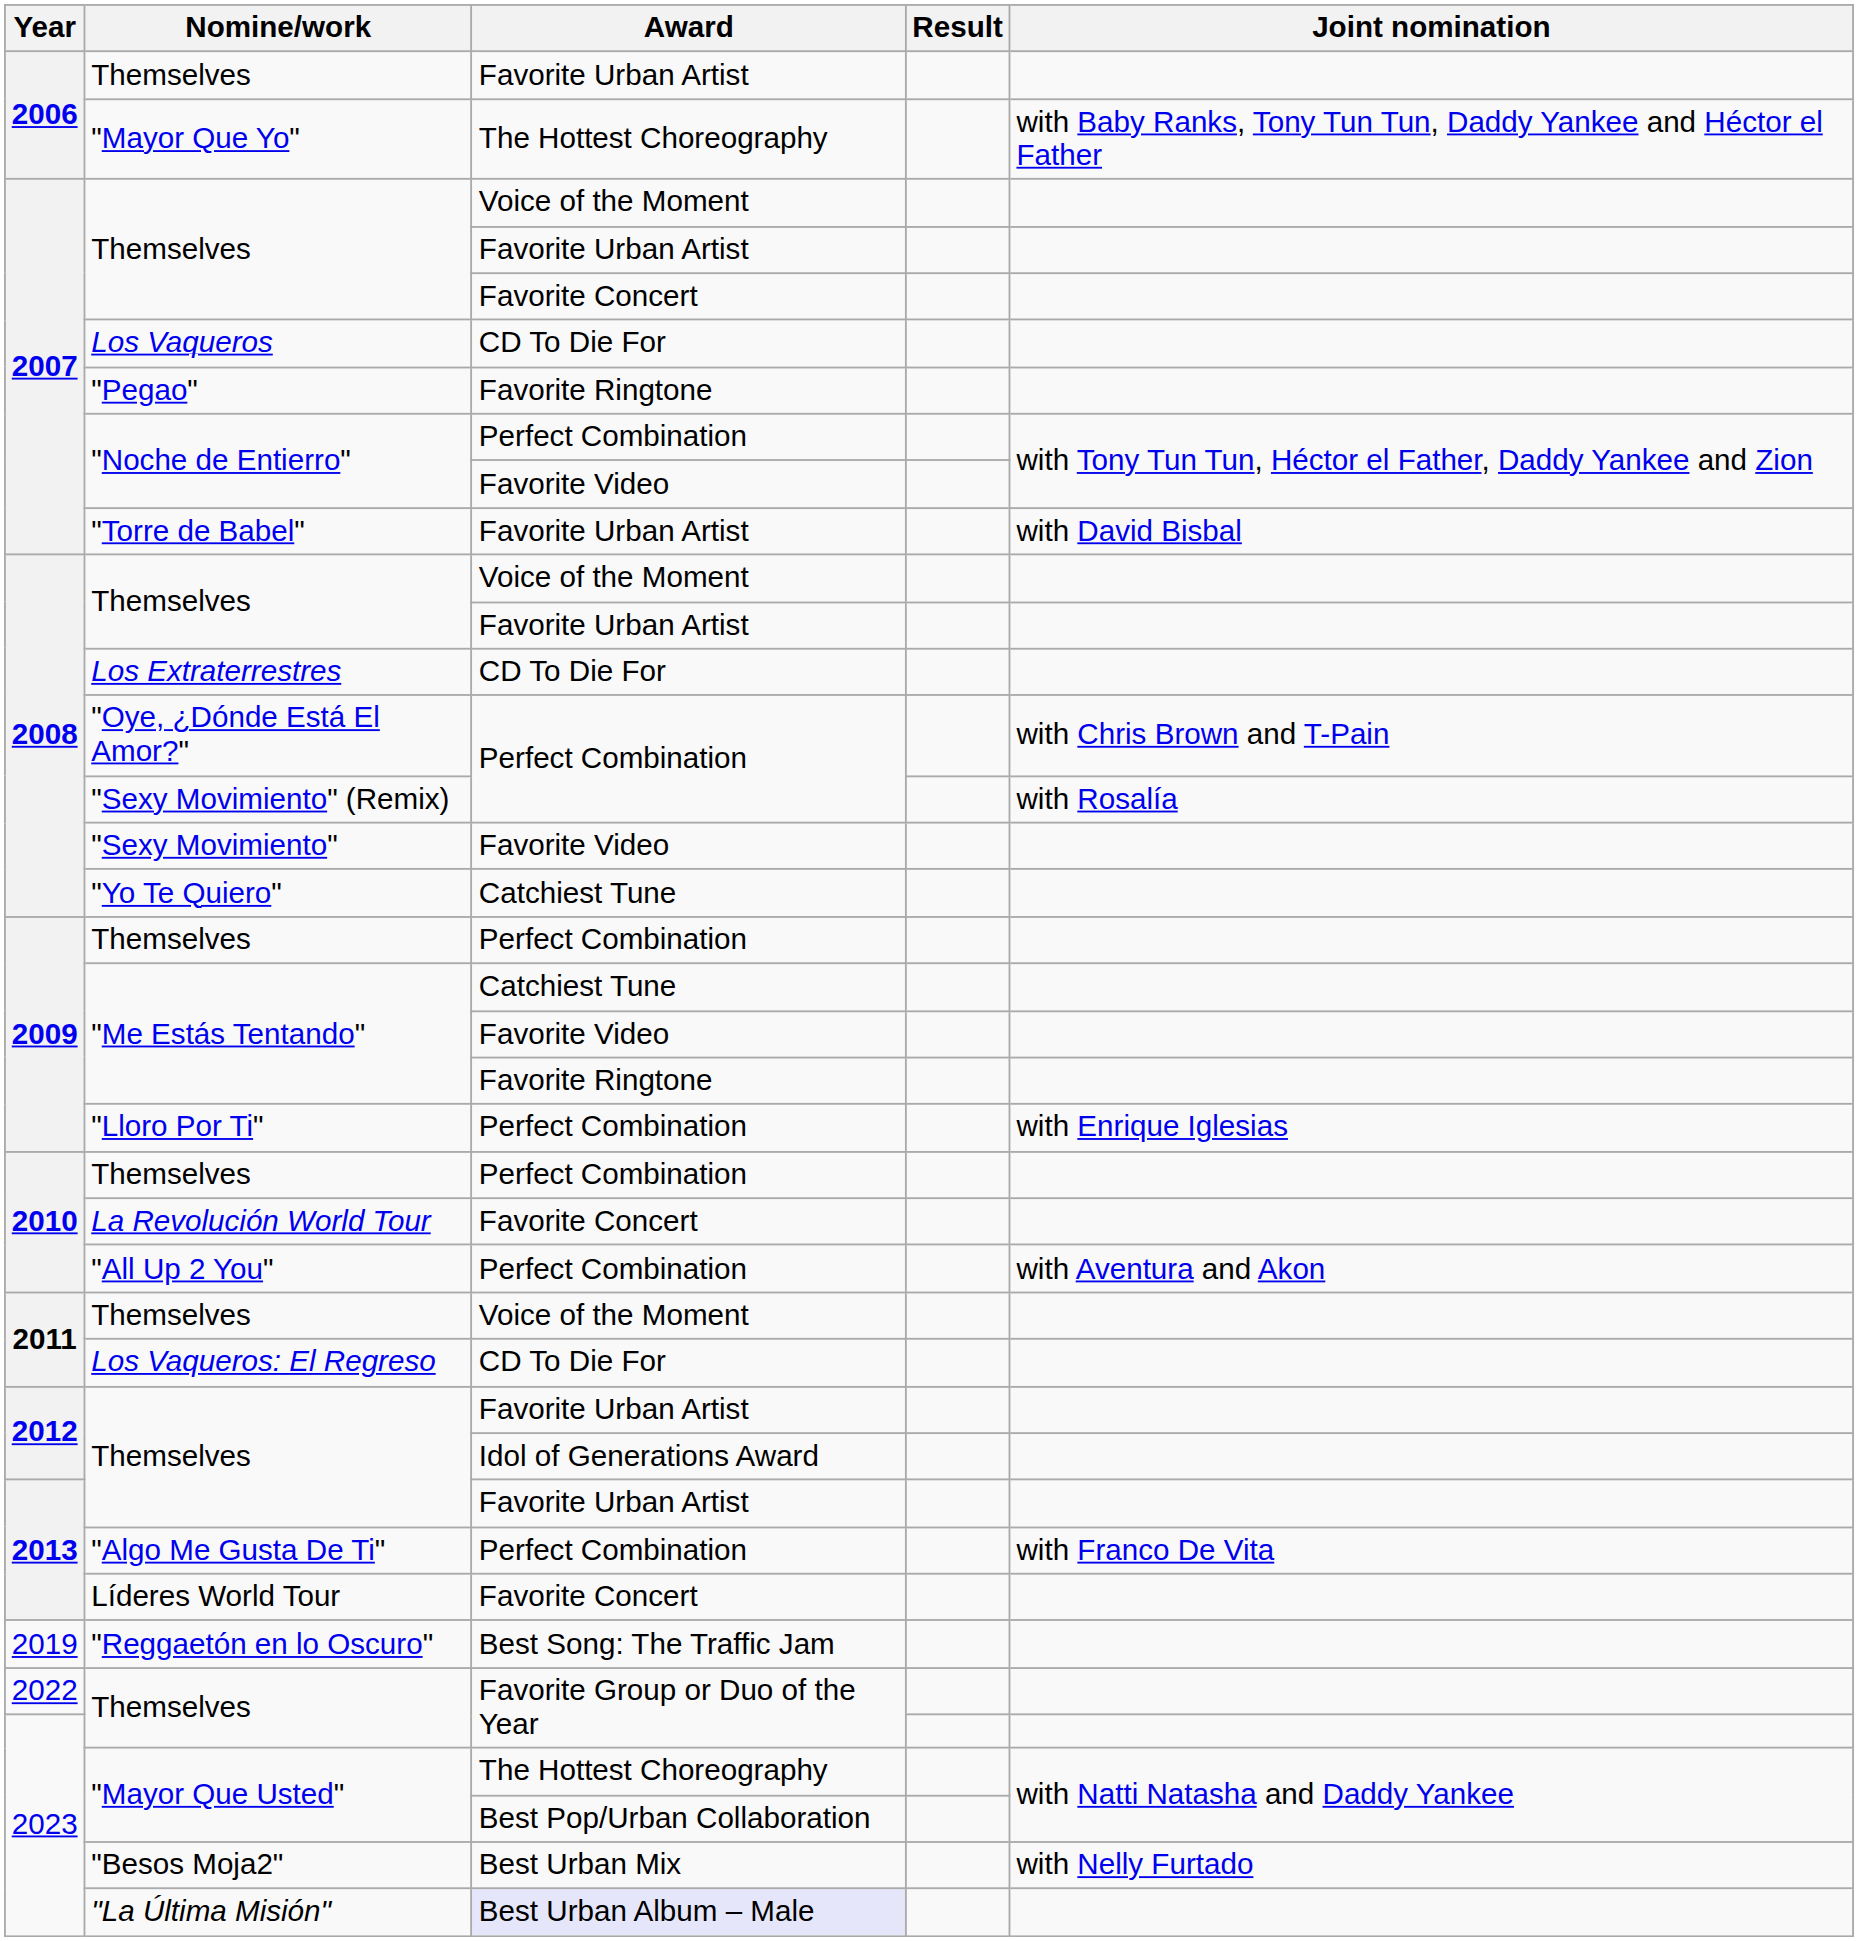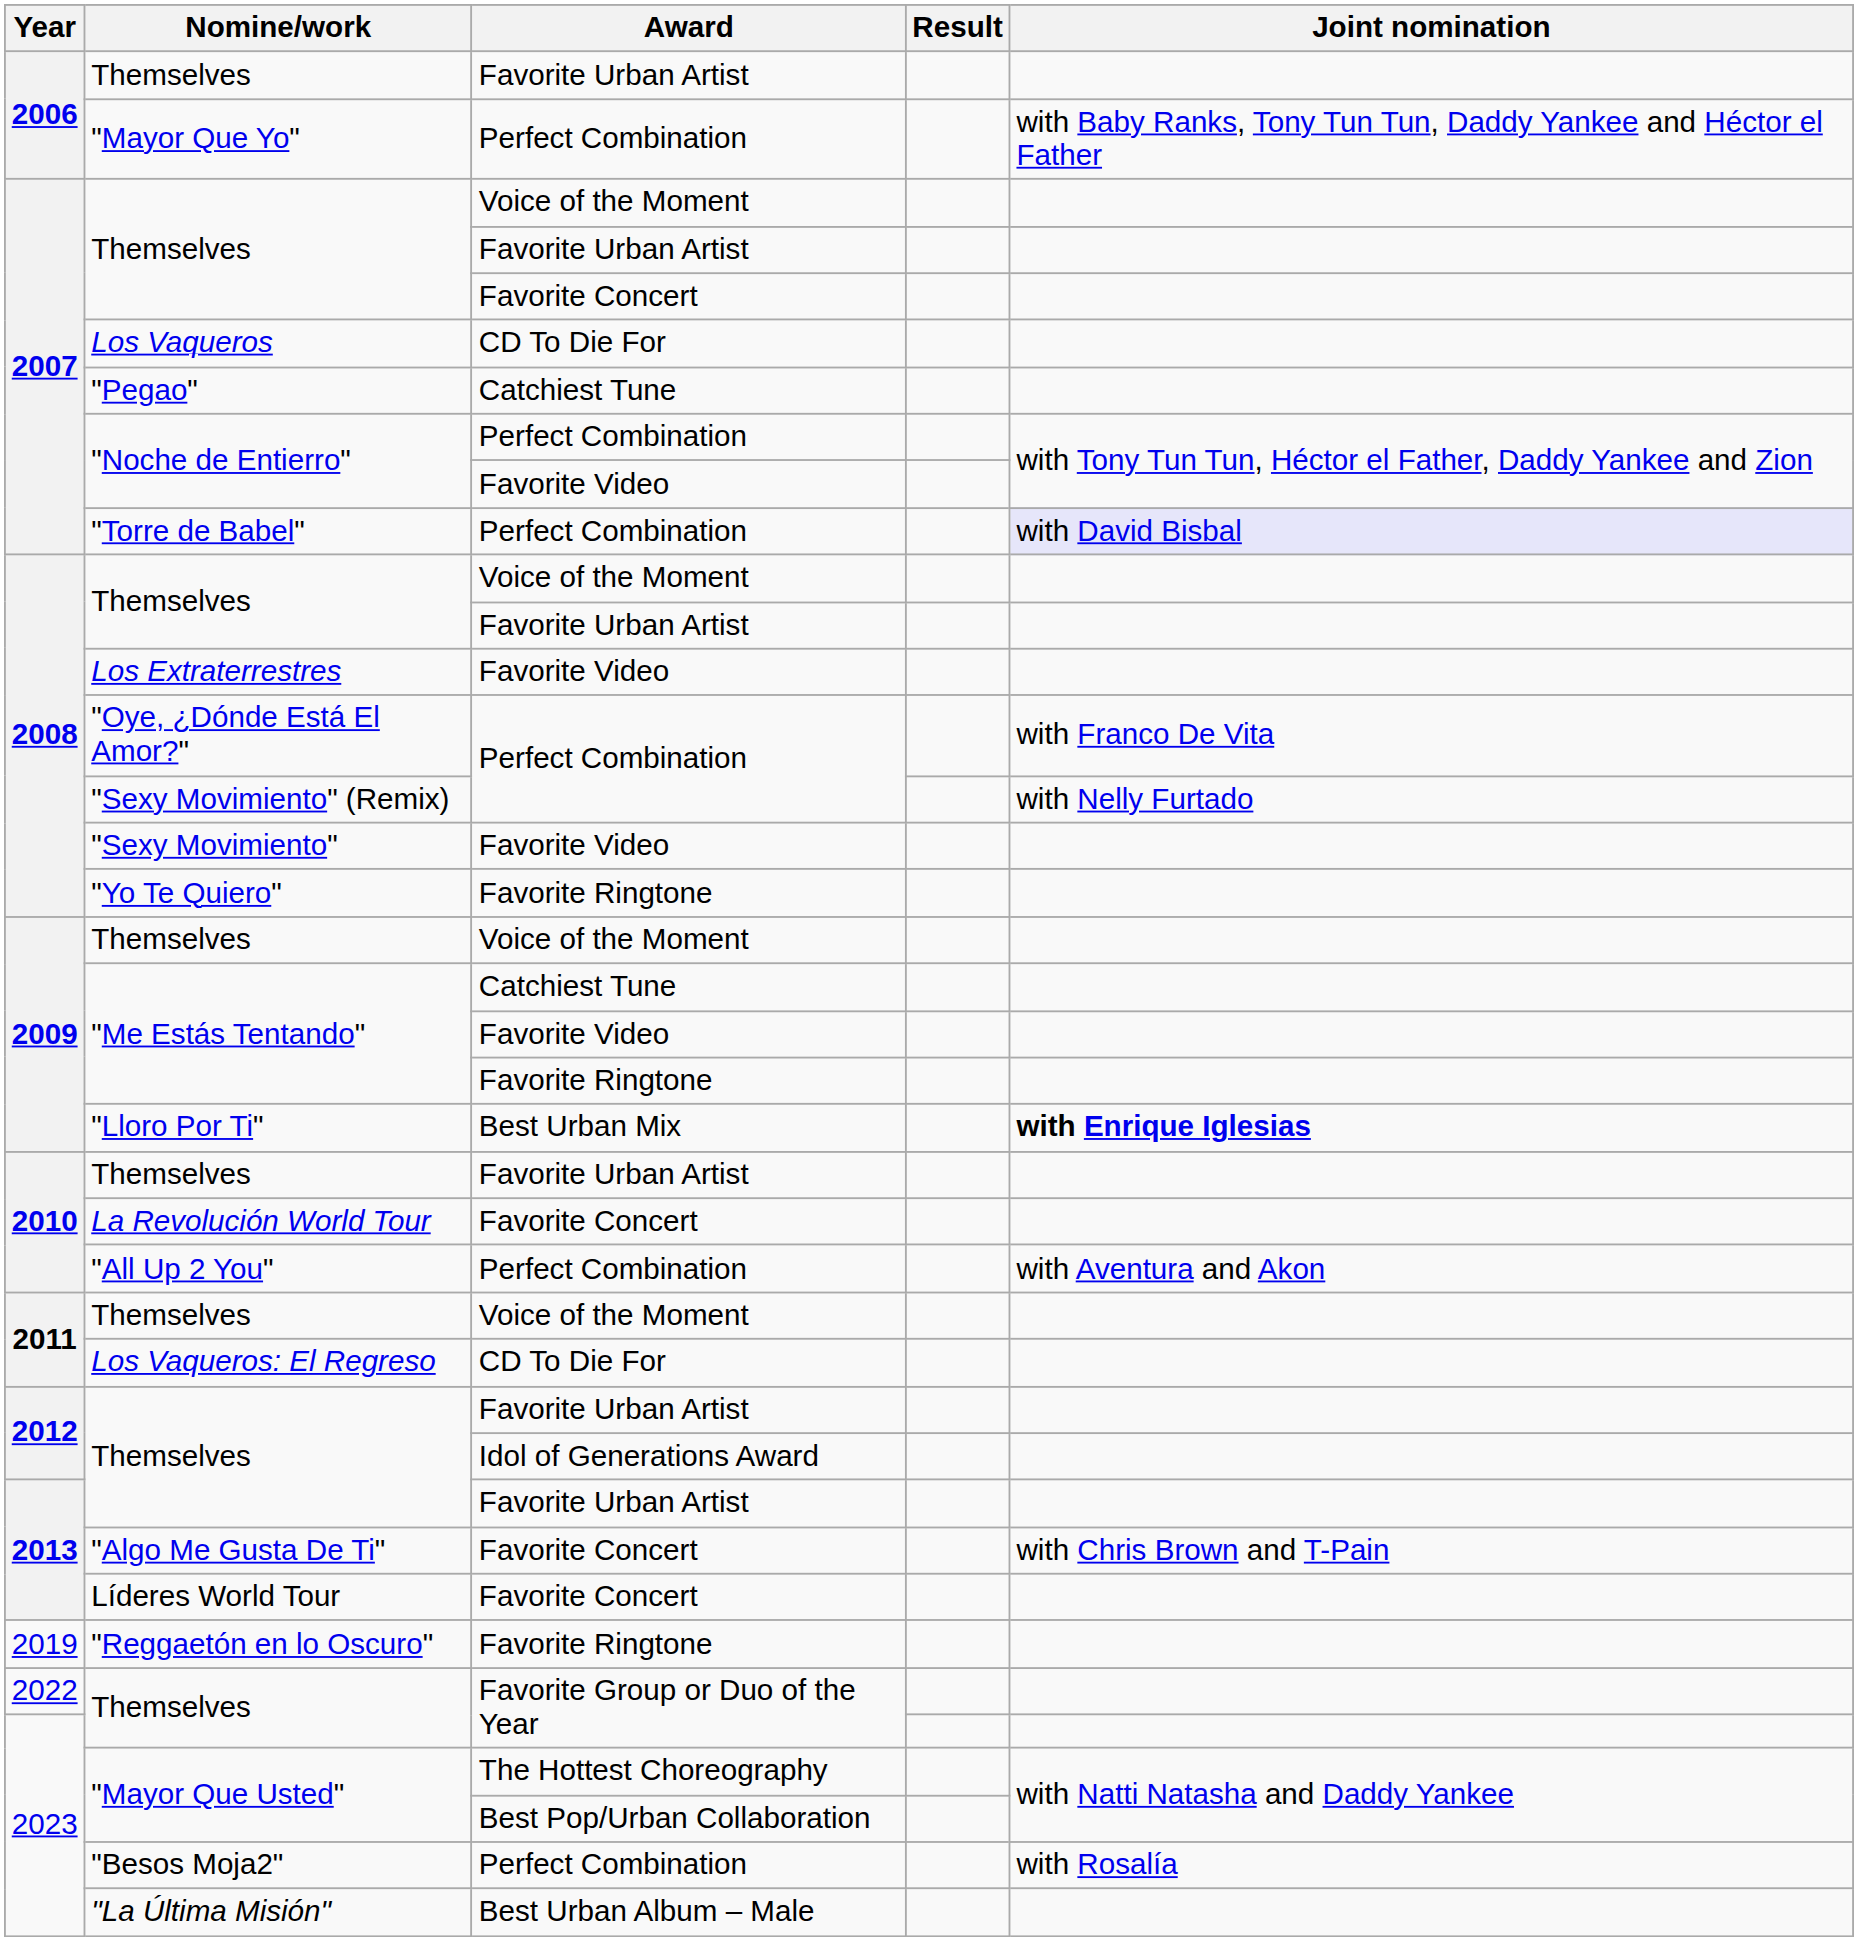(653, 138) The Hottest Choreography -> (613, 138) Perfect Combination
(596, 389) Favorite Ringtone -> (578, 389) Catchiest Tune
(614, 530) Favorite Urban Artist -> (613, 530) Perfect Combination
(1129, 530) no background -> (1129, 530) lavender background
(572, 671) CD To Die For -> (574, 671) Favorite Video
(1203, 735) with Chris Brown and T-Pain -> (1145, 735) with Franco De Vita
(1097, 798) with Rosalía -> (1135, 798) with Nelly Furtado
(578, 892) Catchiest Tune -> (596, 892) Favorite Ringtone
(613, 939) Perfect Combination -> (614, 939) Voice of the Moment
(613, 1127) Perfect Combination -> (580, 1127) Best Urban Mix
(1152, 1127) normal -> (1164, 1127) bold
(613, 1174) Perfect Combination -> (614, 1174) Favorite Urban Artist
(613, 1549) Perfect Combination -> (588, 1549) Favorite Concert
(1145, 1549) with Franco De Vita -> (1203, 1549) with Chris Brown and T-Pain
(657, 1643) Best Song: The Traffic Jam -> (596, 1643) Favorite Ringtone
(580, 1864) Best Urban Mix -> (613, 1864) Perfect Combination
(1135, 1864) with Nelly Furtado -> (1097, 1864) with Rosalía
(647, 1911) lavender background -> (647, 1911) no background
